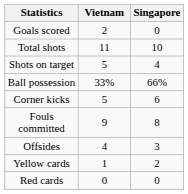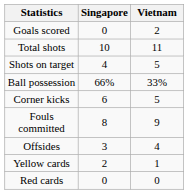columns swapped: (157, 13) <-> (104, 13)
